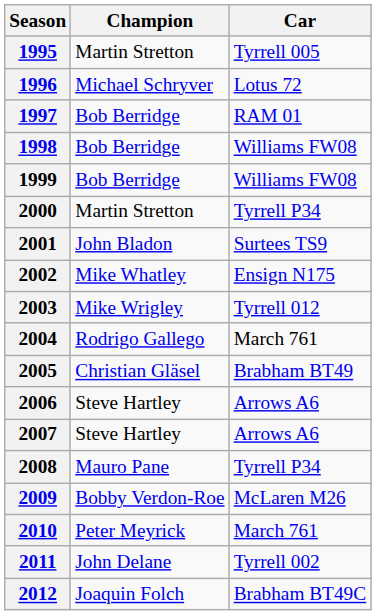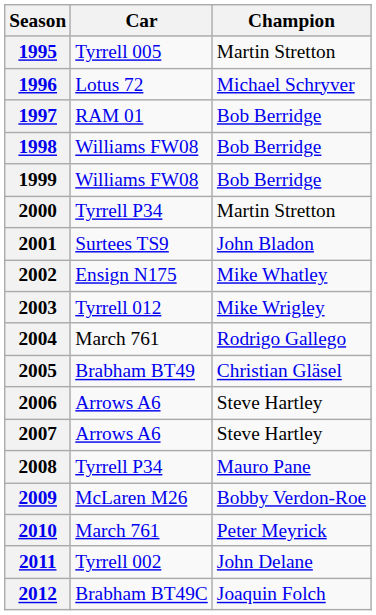columns swapped: (150, 20) <-> (300, 20)
